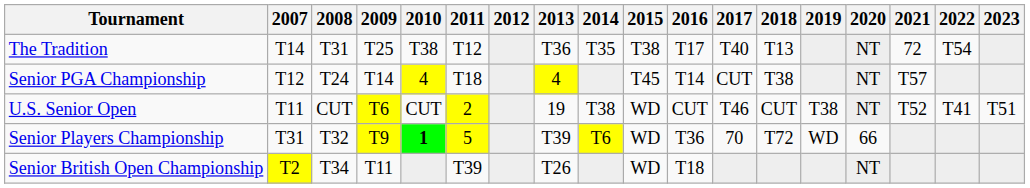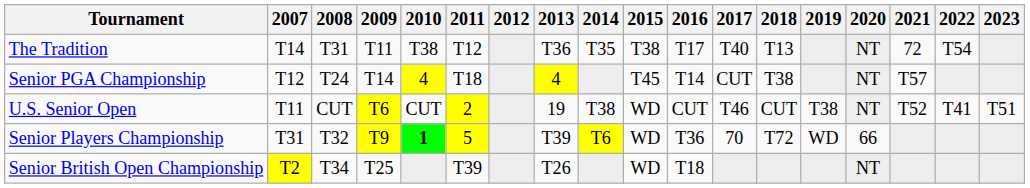(379, 49) T25 -> (379, 49) T11
(379, 168) T11 -> (379, 168) T25
